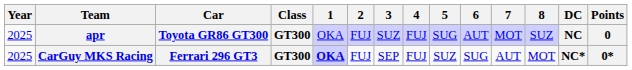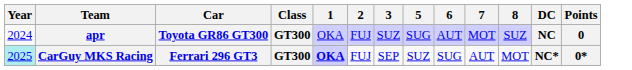- column: (416, 14)
(20, 34) 2025 -> (20, 34) 2024
(20, 55) no background -> (20, 55) paleturquoise background
